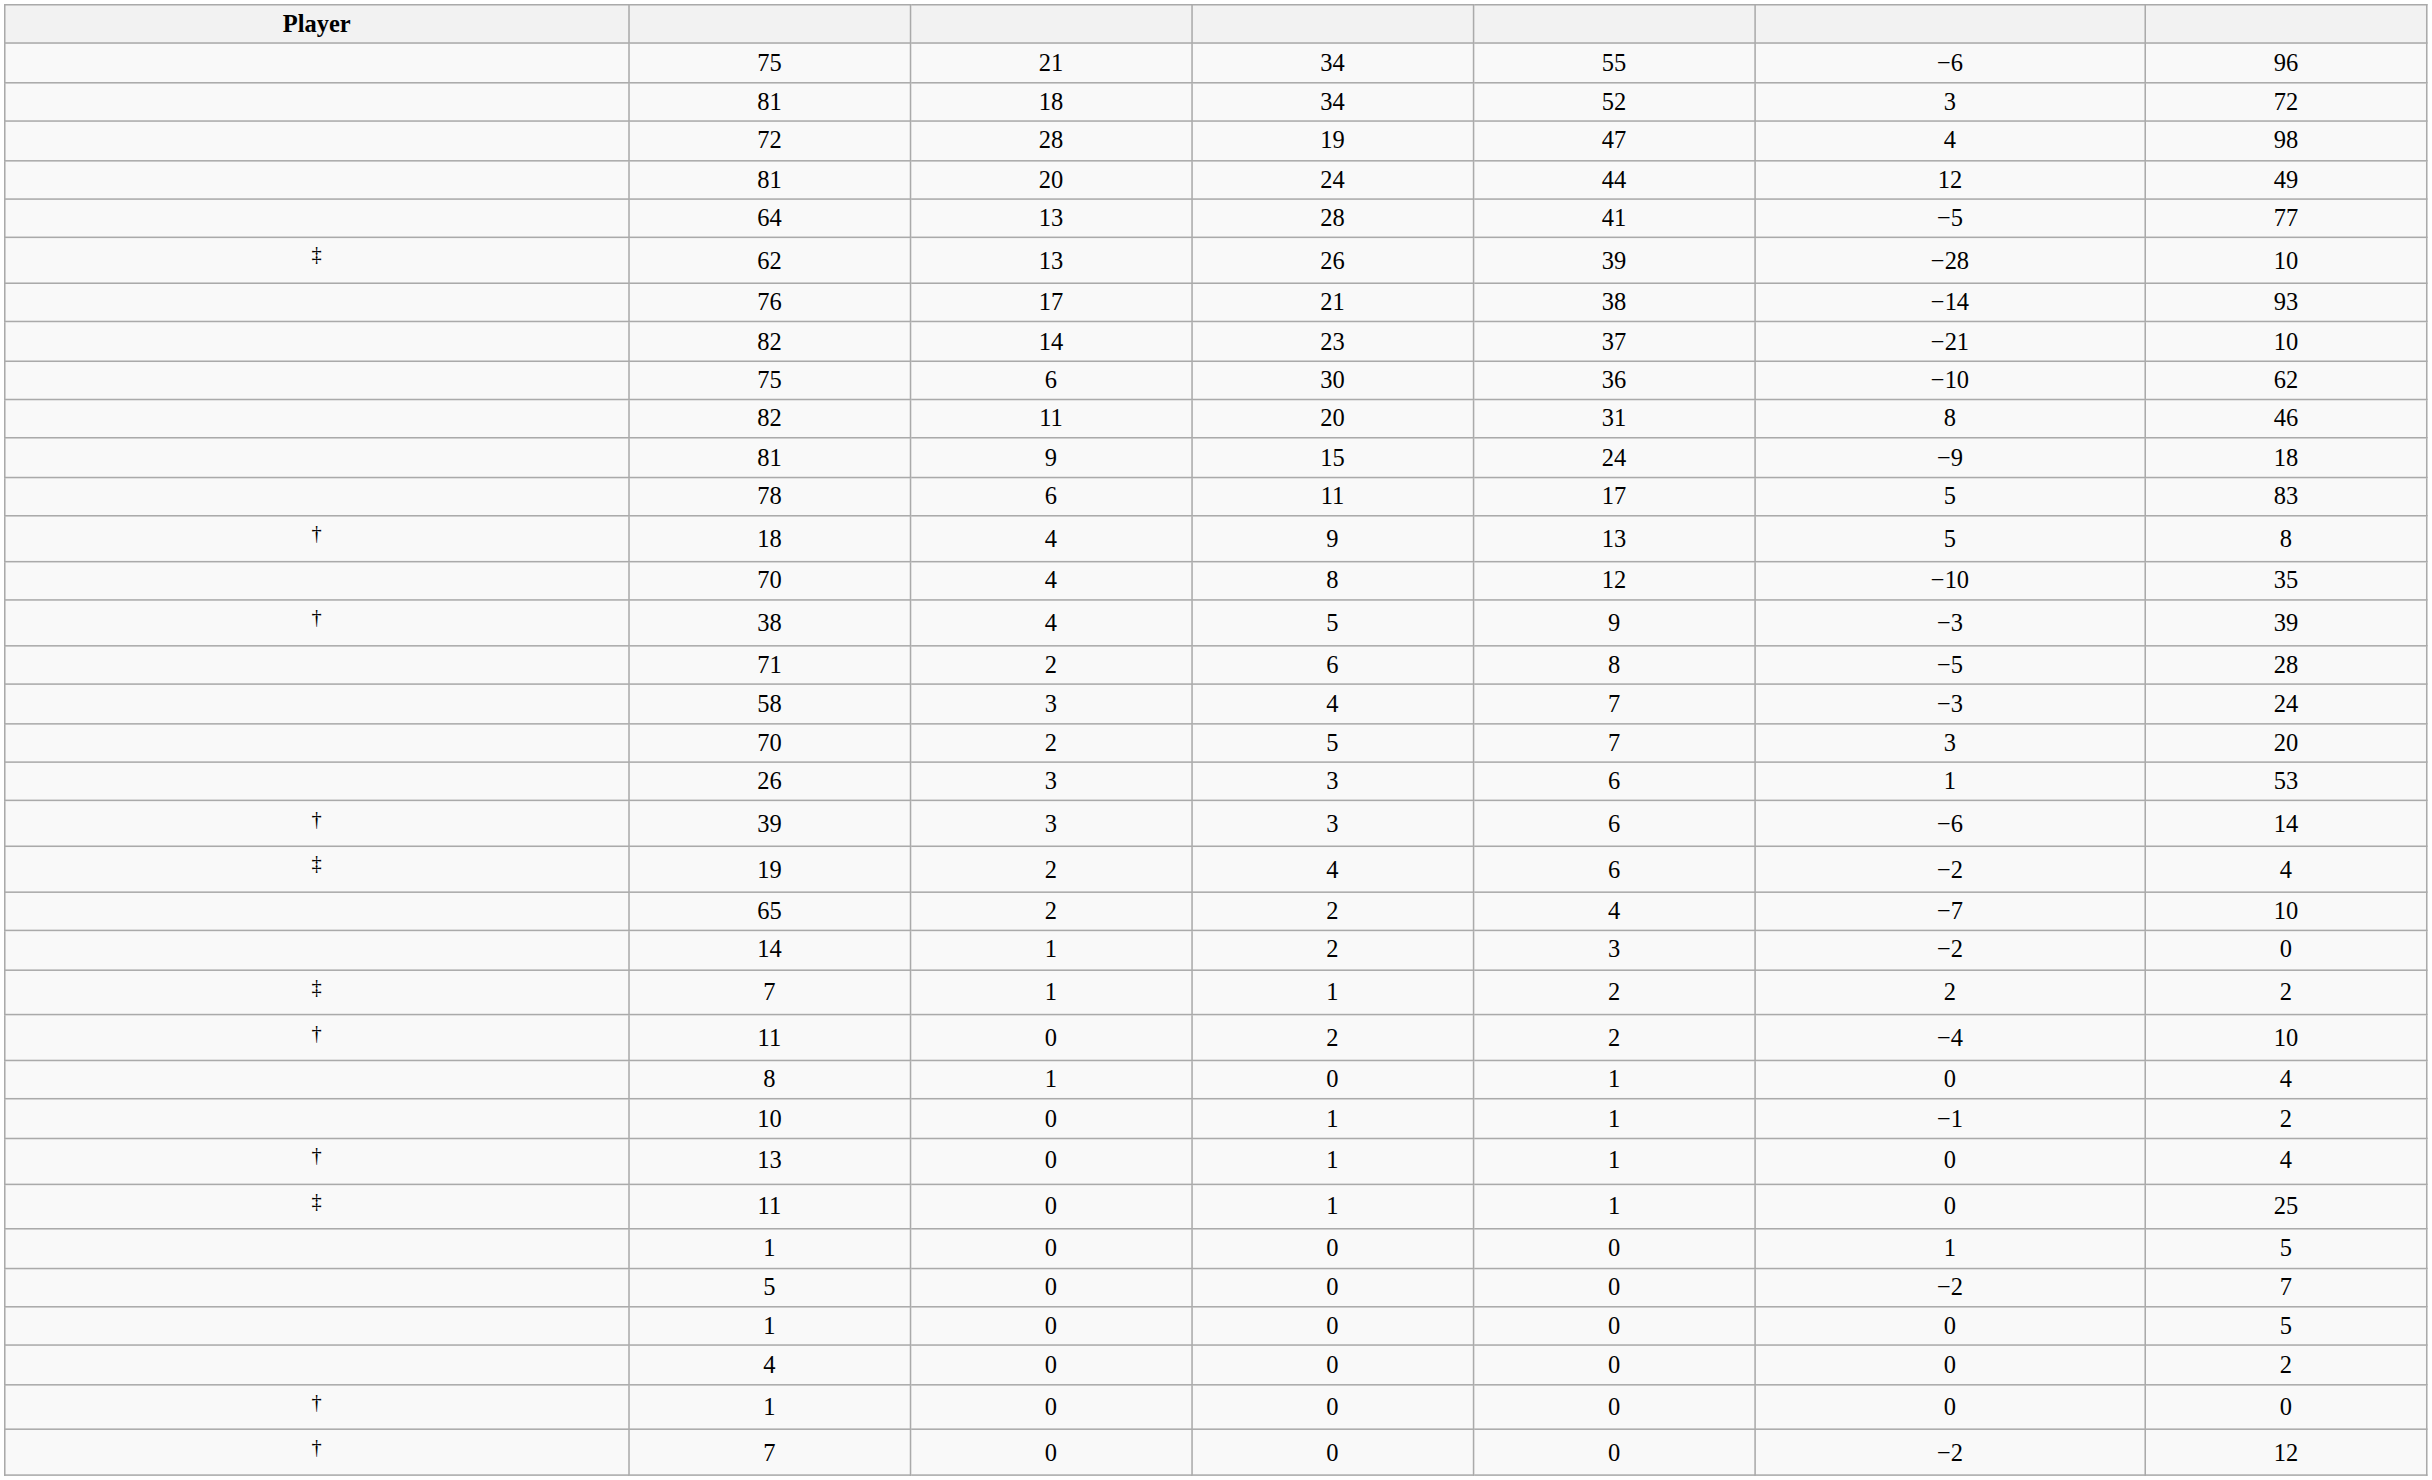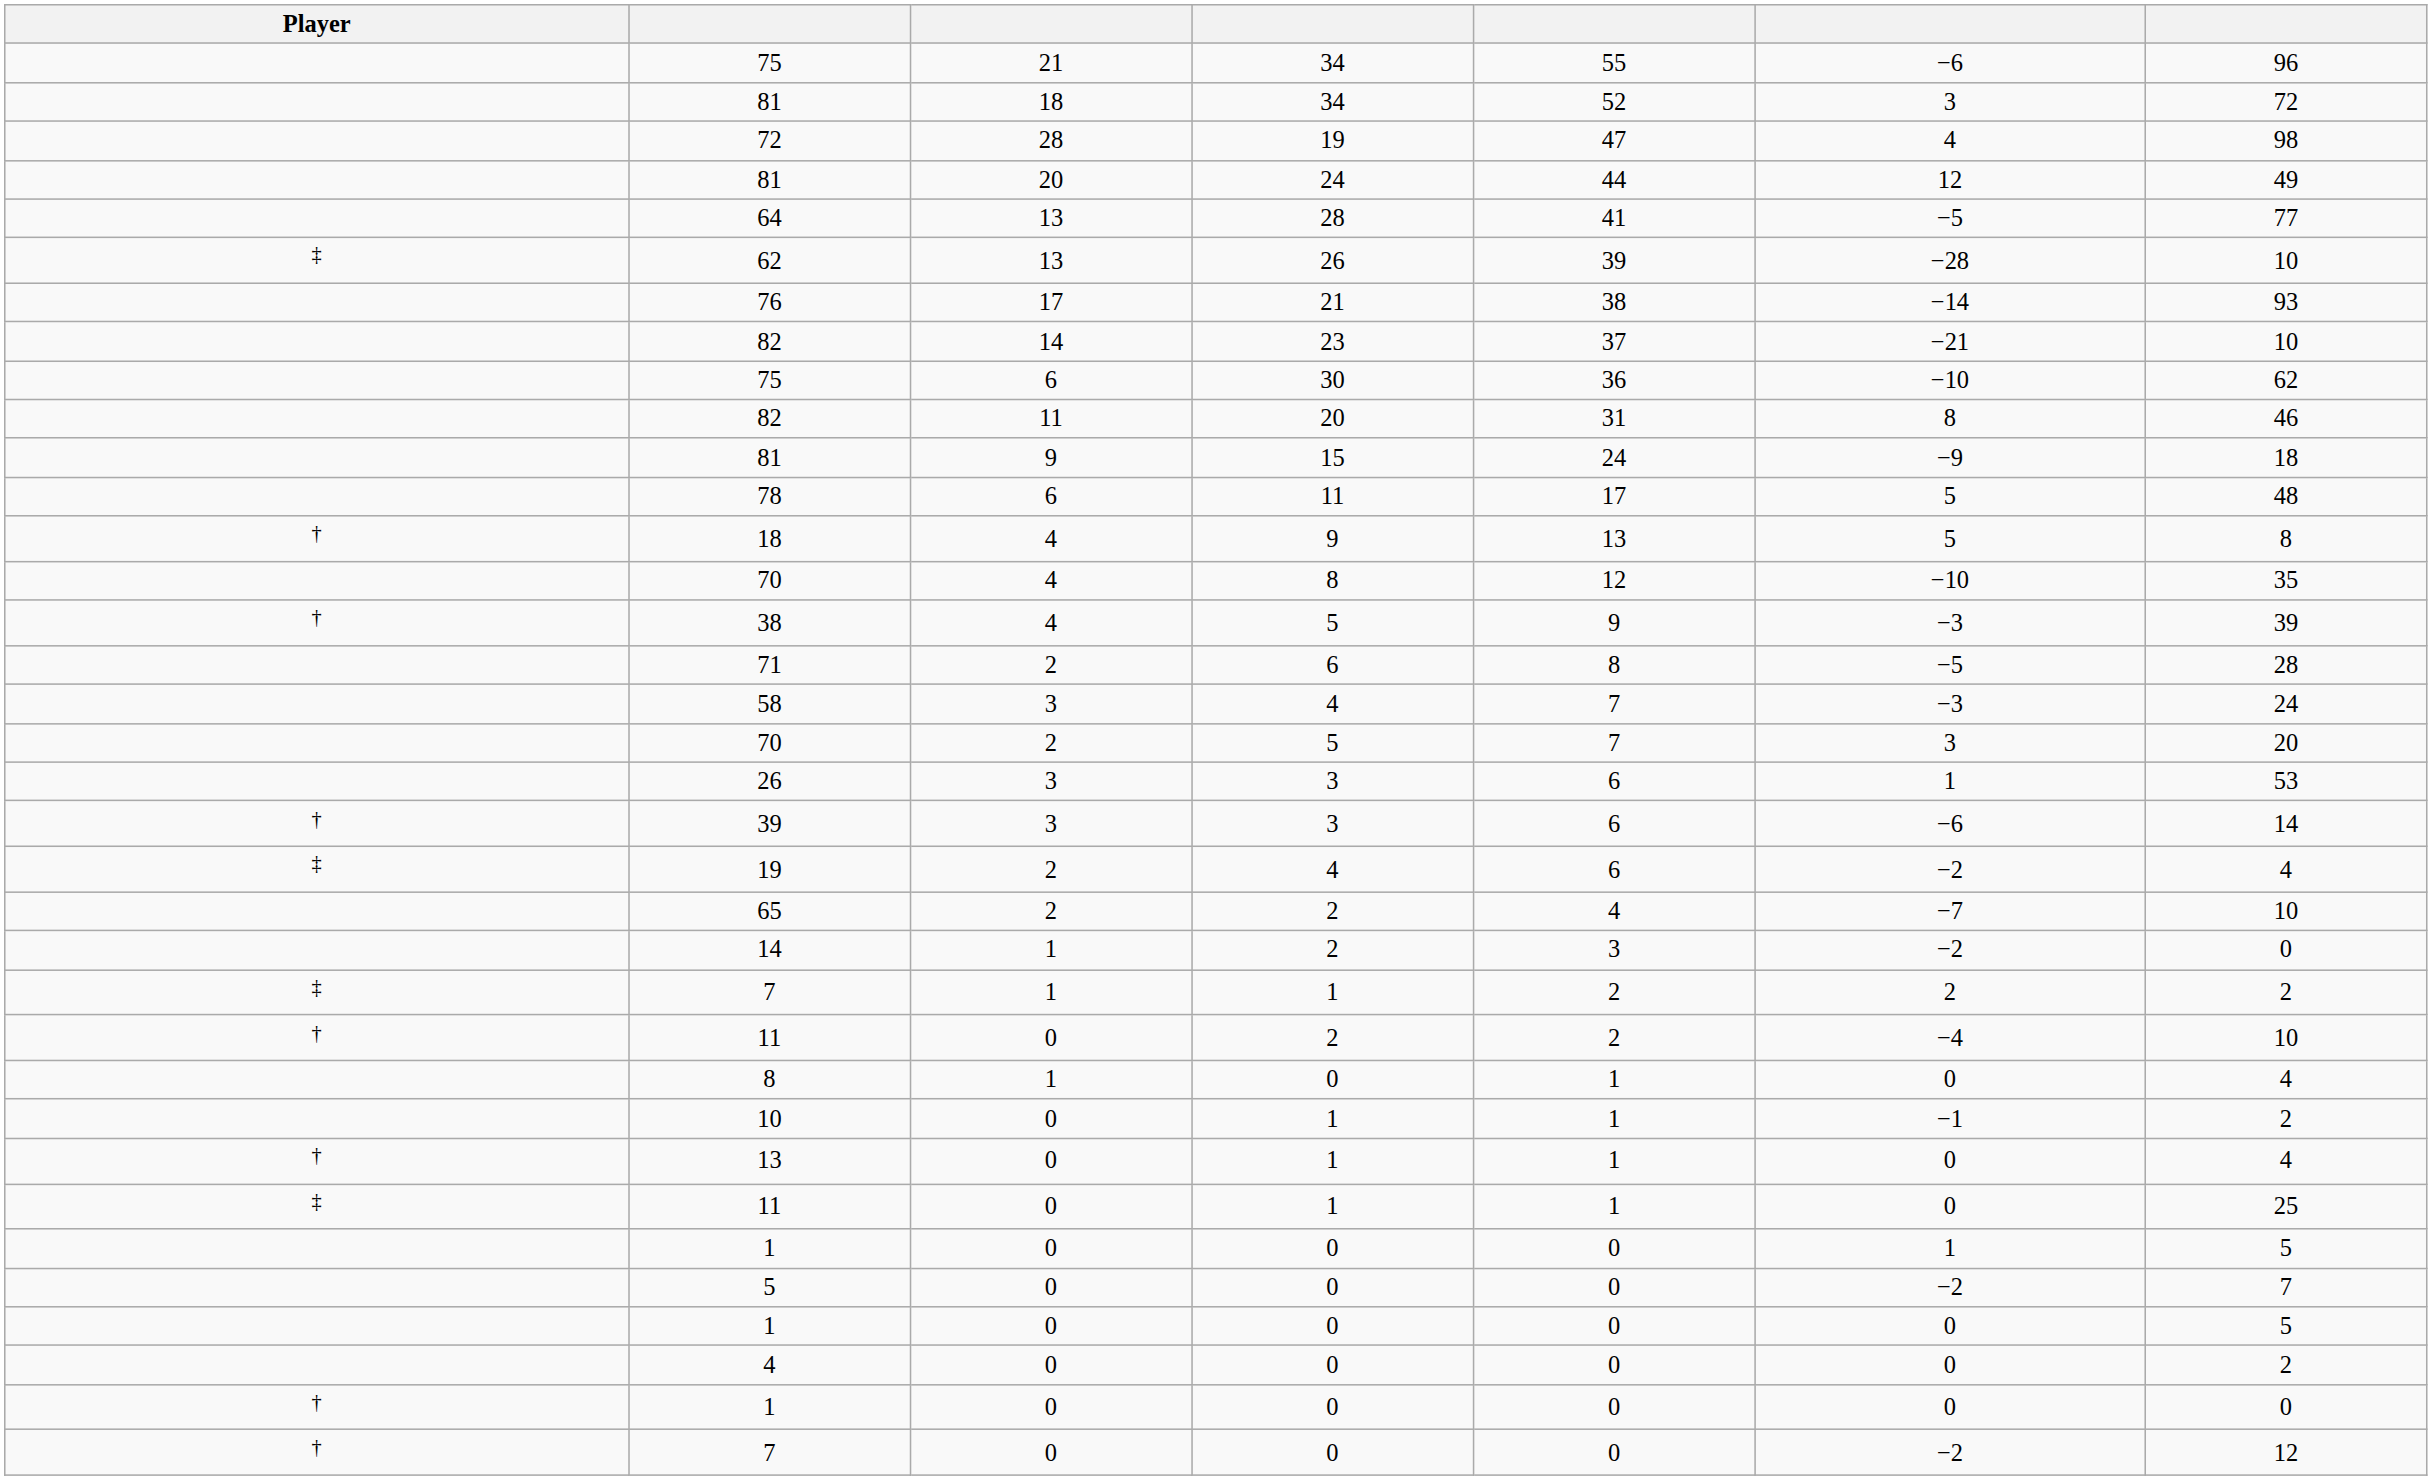(2286, 496) 83 -> (2286, 496) 48
